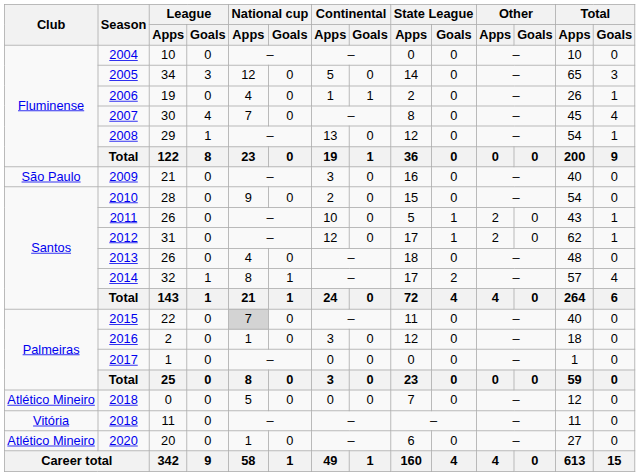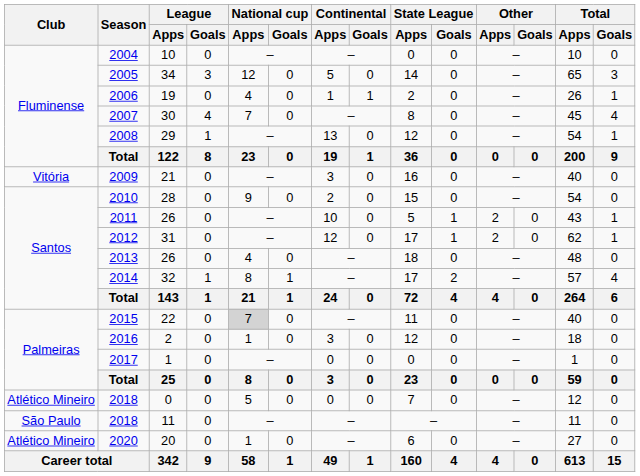(51, 177) São Paulo -> (51, 177) Vitória
(51, 420) Vitória -> (51, 420) São Paulo
